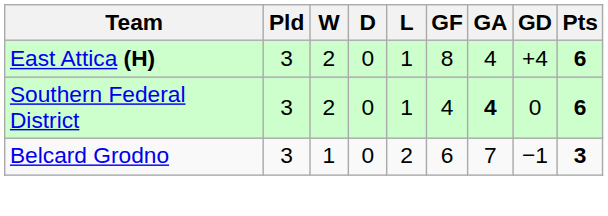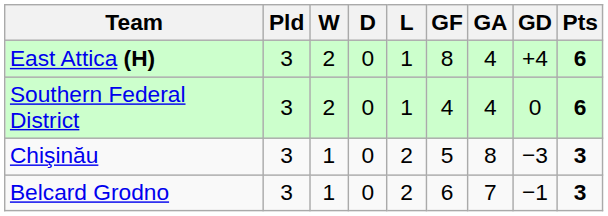(490, 107) bold -> (490, 107) normal
+ row: (54, 156)
